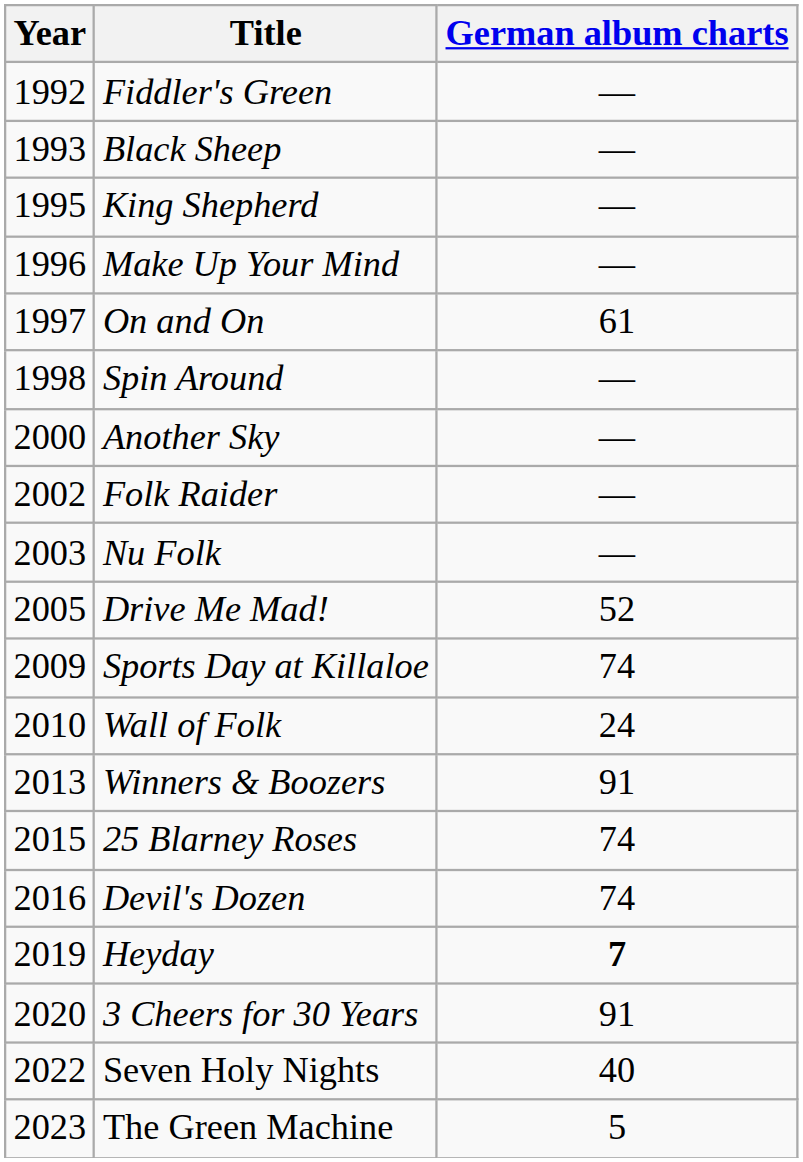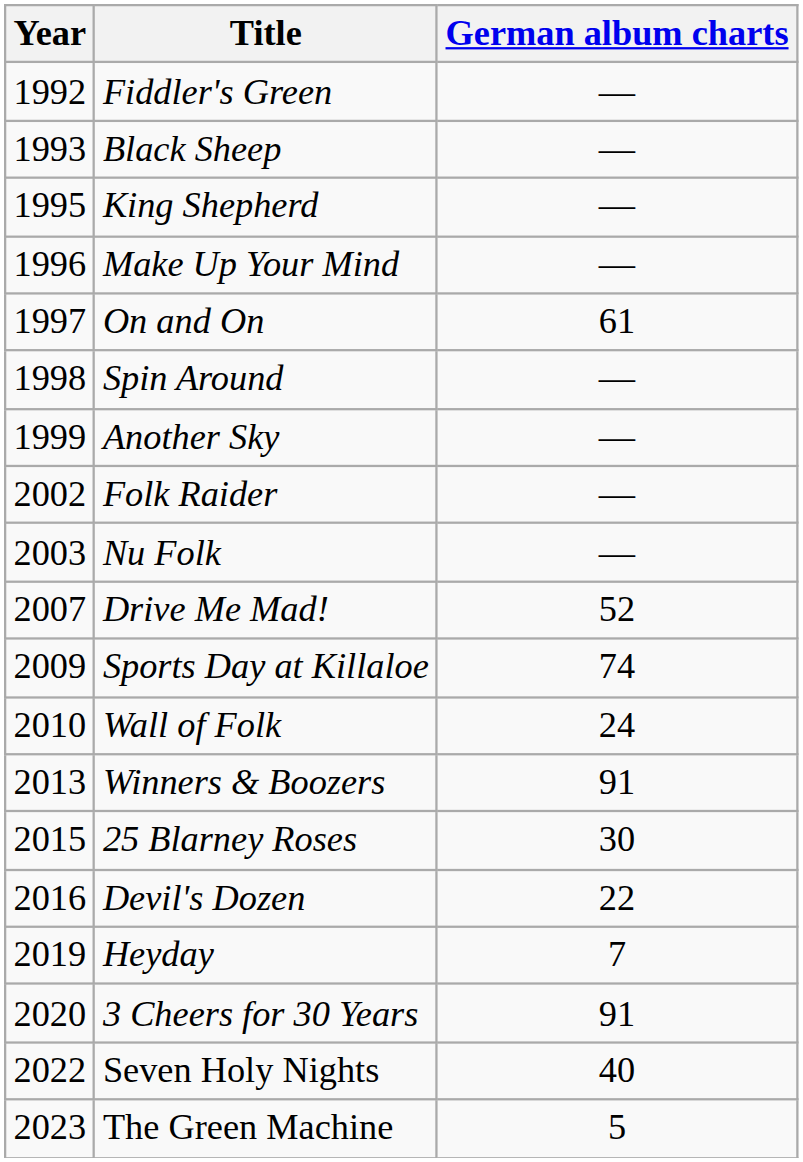(50, 436) 2000 -> (50, 436) 1999
(50, 609) 2005 -> (50, 609) 2007
(617, 839) 74 -> (617, 839) 30
(617, 897) 74 -> (617, 897) 22
(617, 954) bold -> (617, 954) normal
